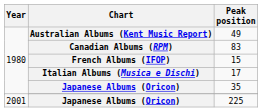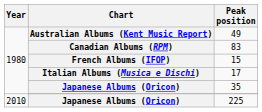(16, 101) 2001 -> (16, 101) 2010
